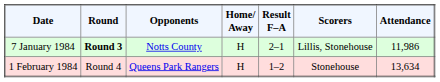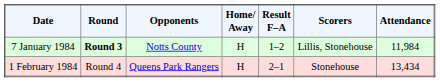(276, 47) 2–1 -> (276, 47) 1–2
(405, 47) 11,986 -> (405, 47) 11,984
(276, 66) 1–2 -> (276, 66) 2–1
(405, 66) 13,634 -> (405, 66) 13,434
